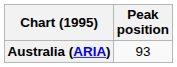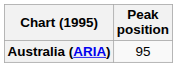(143, 51) 93 -> (143, 51) 95
